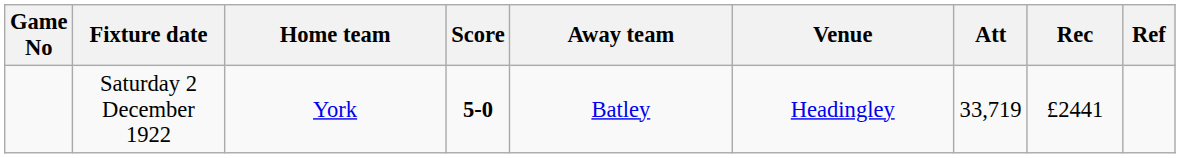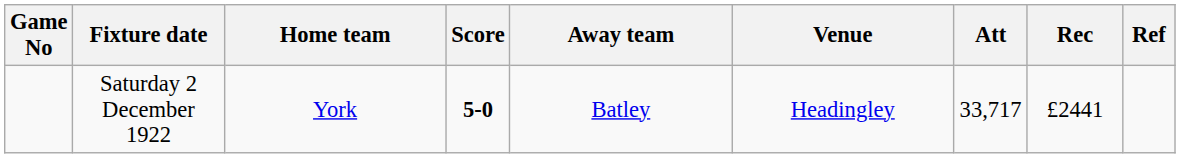(991, 108) 33,719 -> (991, 108) 33,717
